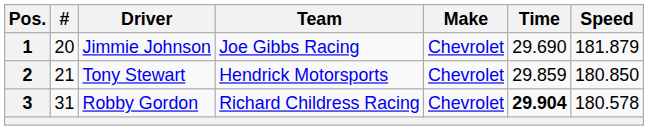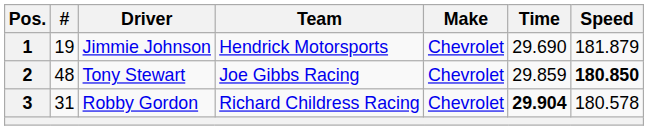(64, 47) 20 -> (64, 47) 19
(289, 47) Joe Gibbs Racing -> (304, 47) Hendrick Motorsports
(64, 75) 21 -> (64, 75) 48
(304, 75) Hendrick Motorsports -> (289, 75) Joe Gibbs Racing
(607, 75) normal -> (607, 75) bold
